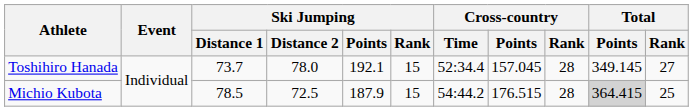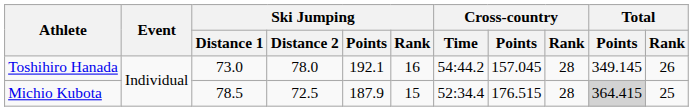(230, 68) 73.7 -> (230, 68) 73.0
(412, 68) 15 -> (412, 68) 16
(461, 68) 52:34.4 -> (461, 68) 54:44.2
(667, 68) 27 -> (667, 68) 26
(461, 93) 54:44.2 -> (461, 93) 52:34.4
